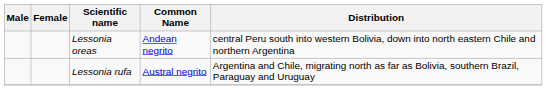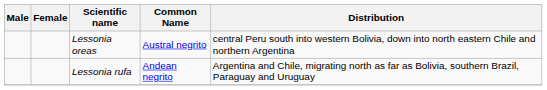(160, 44) Andean negrito -> (175, 44) Austral negrito
(175, 71) Austral negrito -> (160, 71) Andean negrito
